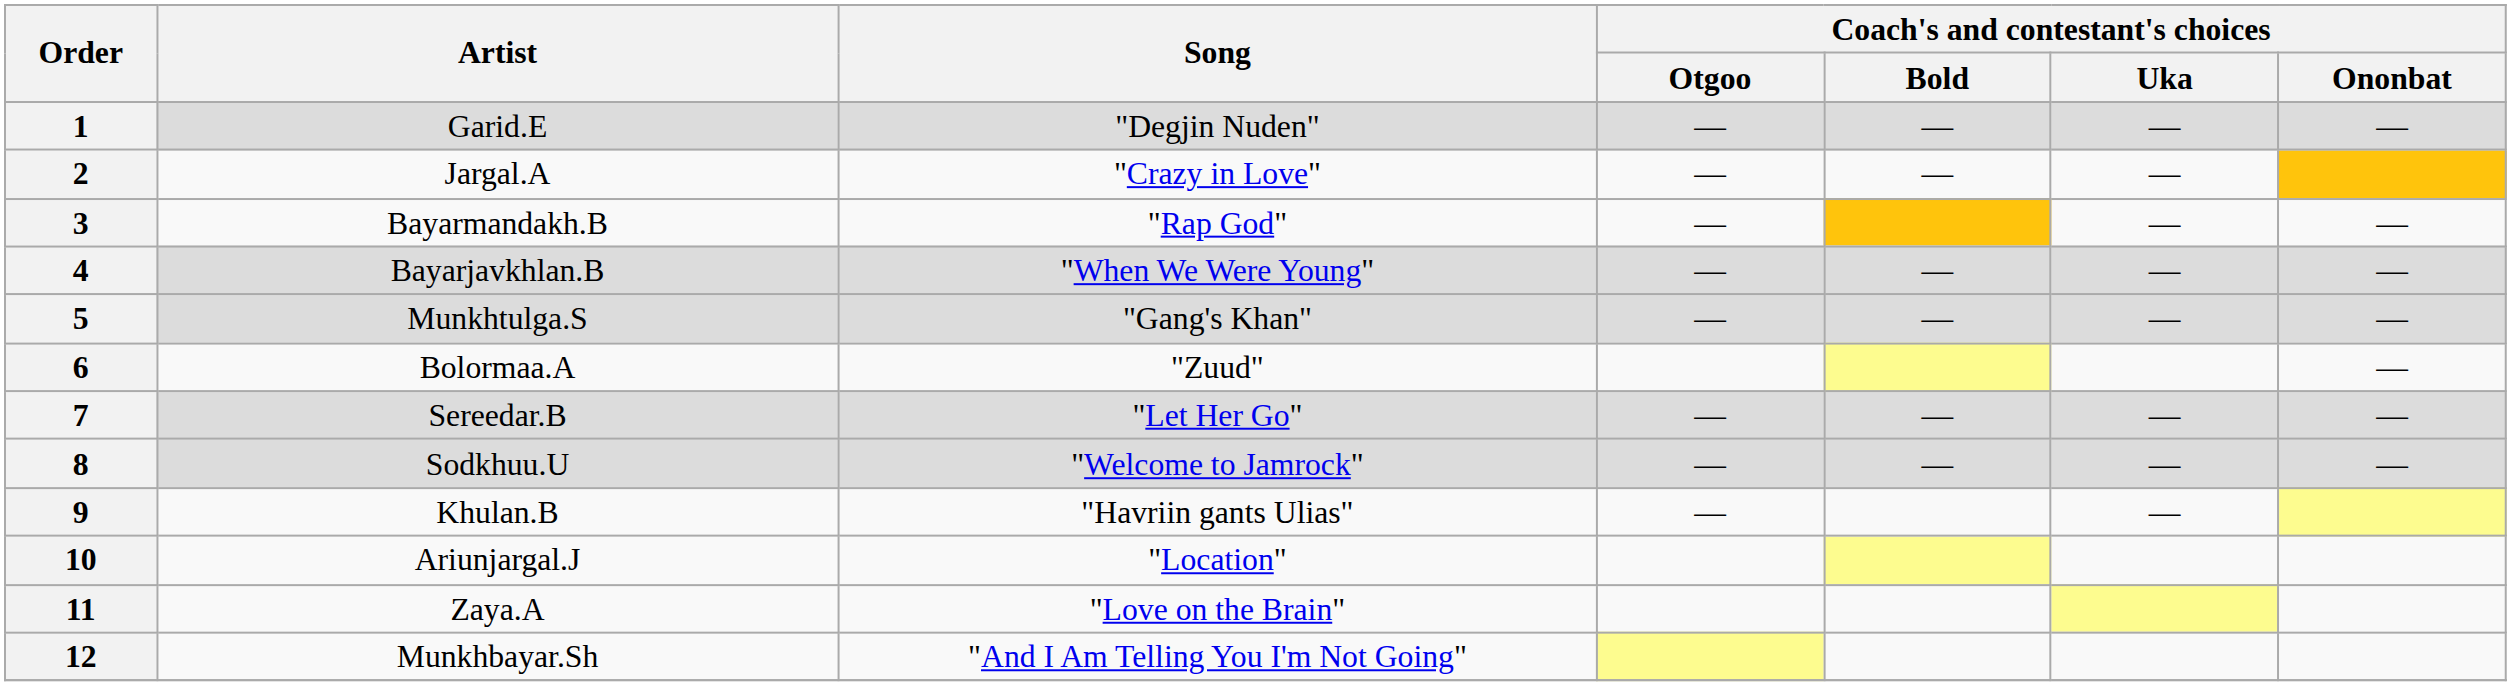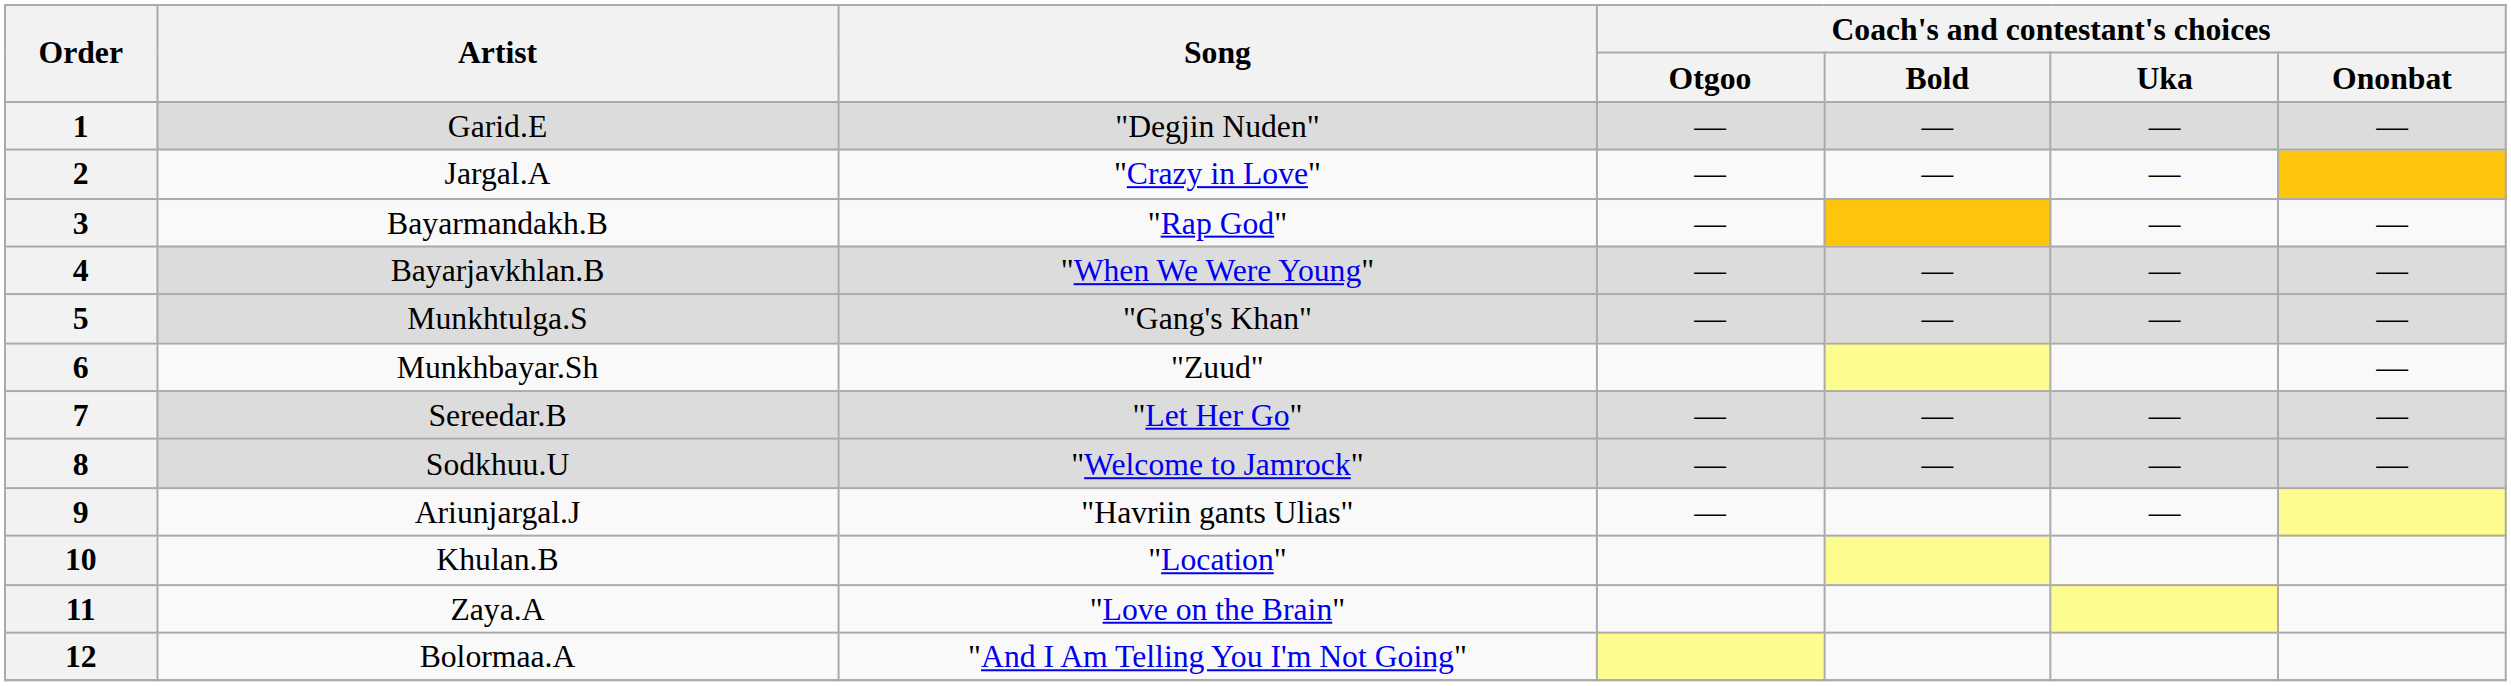(498, 367) Bolormaa.A -> (498, 367) Munkhbayar.Sh
(498, 512) Khulan.B -> (498, 512) Ariunjargal.J
(498, 560) Ariunjargal.J -> (498, 560) Khulan.B
(498, 657) Munkhbayar.Sh -> (498, 657) Bolormaa.A
